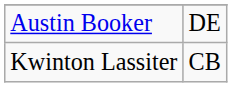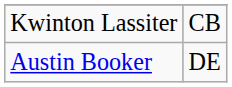rows swapped: (81, 23) <-> (94, 61)
